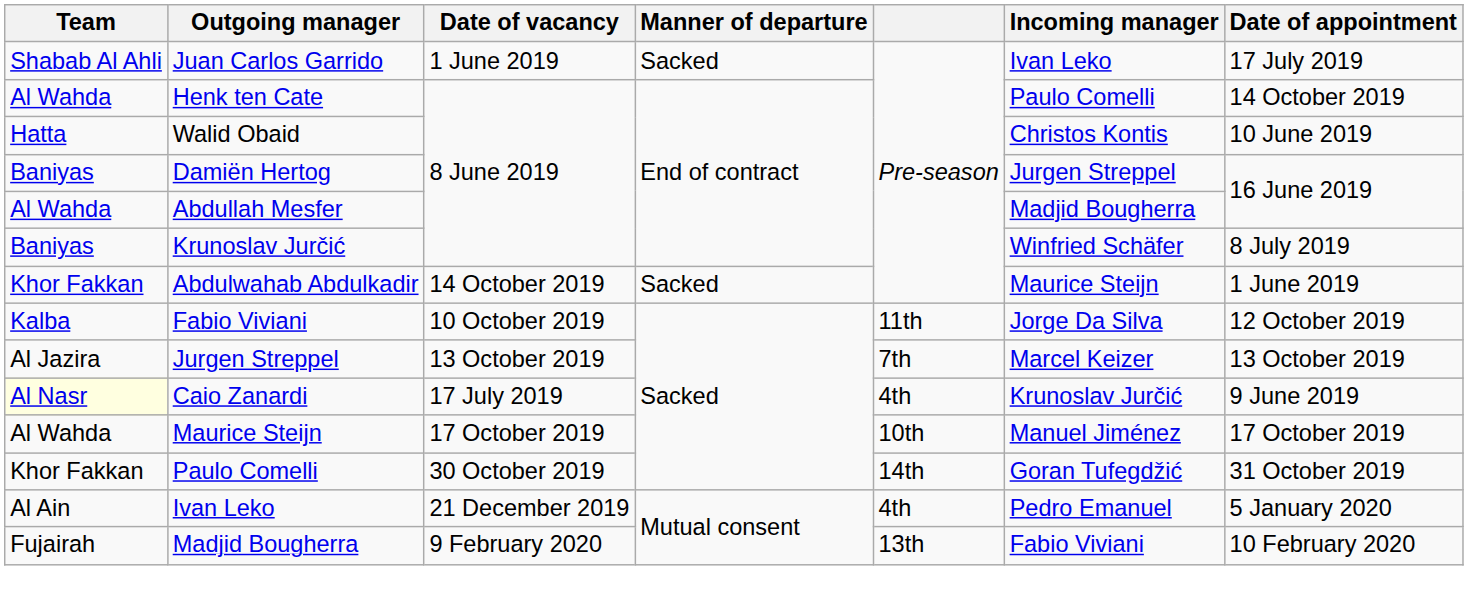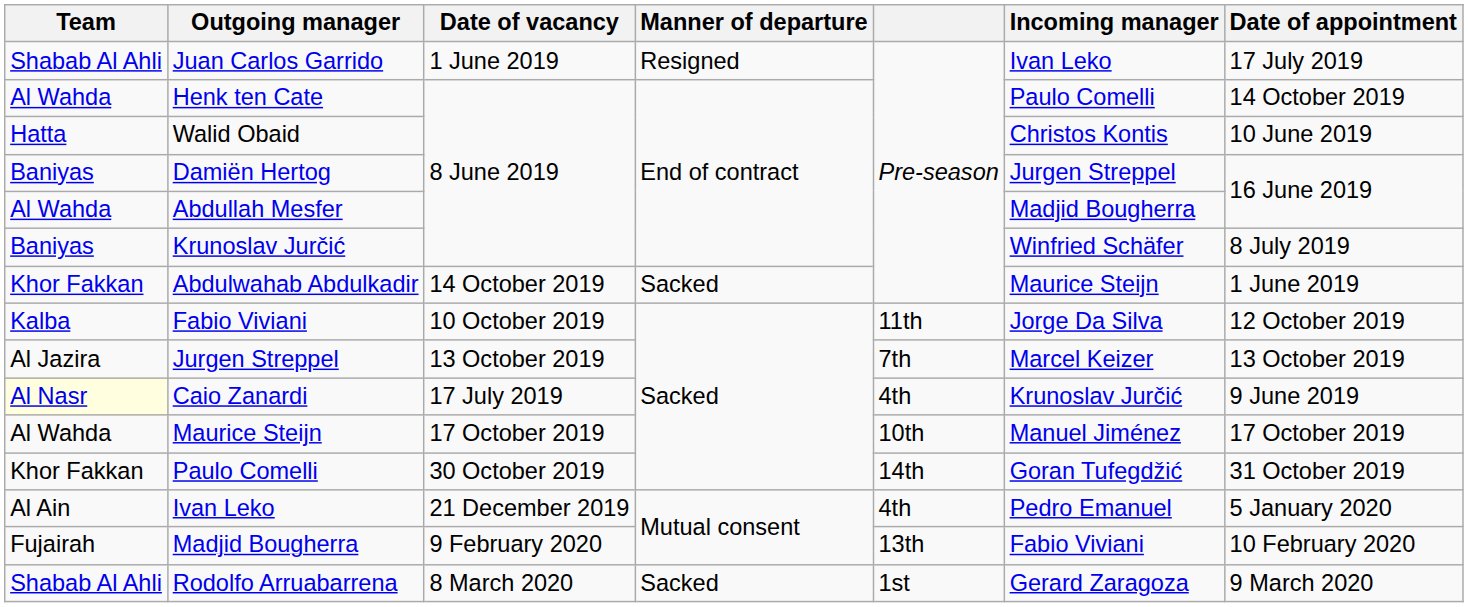(680, 60) Sacked -> (690, 60) Resigned
+ row: (285, 582)
